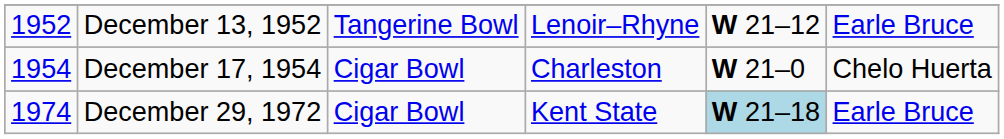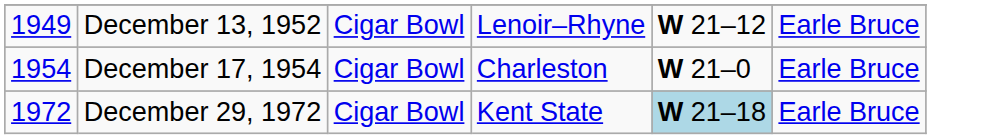(41, 25) 1952 -> (41, 25) 1949
(426, 25) Tangerine Bowl -> (399, 25) Cigar Bowl
(912, 68) Chelo Huerta -> (849, 68) Earle Bruce
(41, 111) 1974 -> (41, 111) 1972
